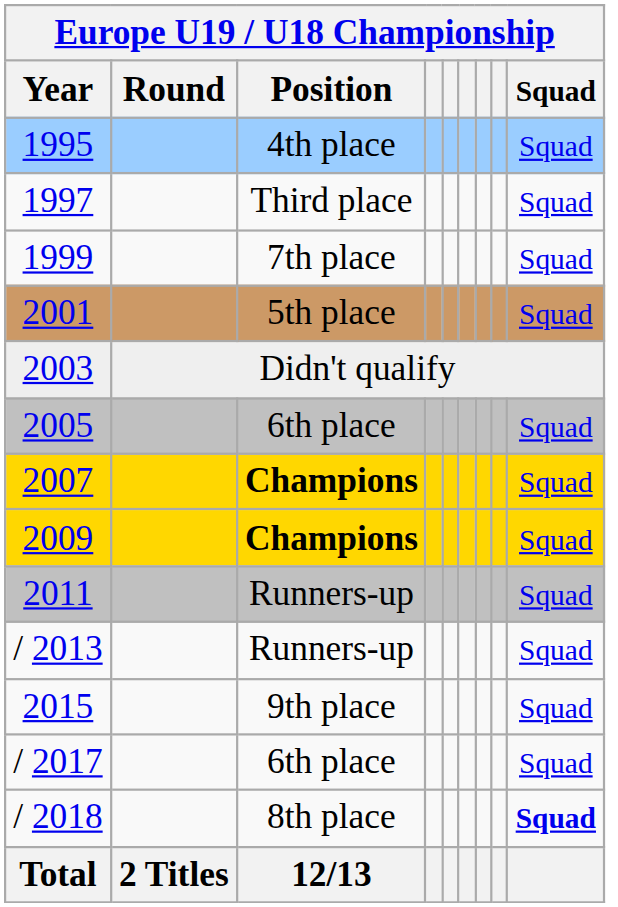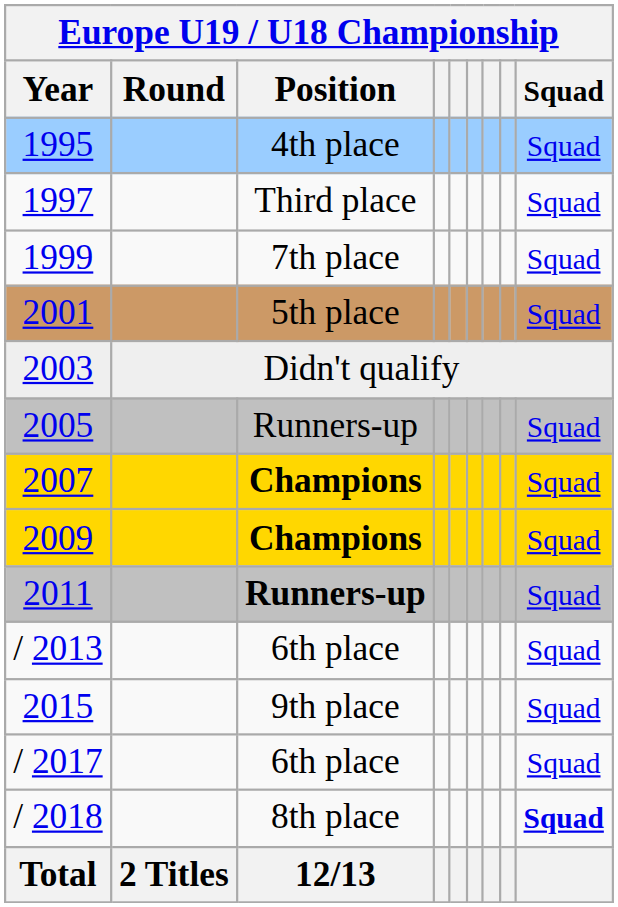(331, 425) 6th place -> (335, 425) Runners-up
(331, 593) normal -> (335, 593) bold
(331, 649) Runners-up -> (335, 649) 6th place
